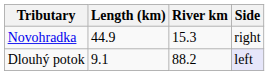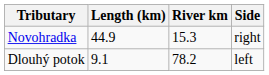(184, 59) 88.2 -> (184, 59) 78.2
(244, 59) lavender background -> (244, 59) no background
